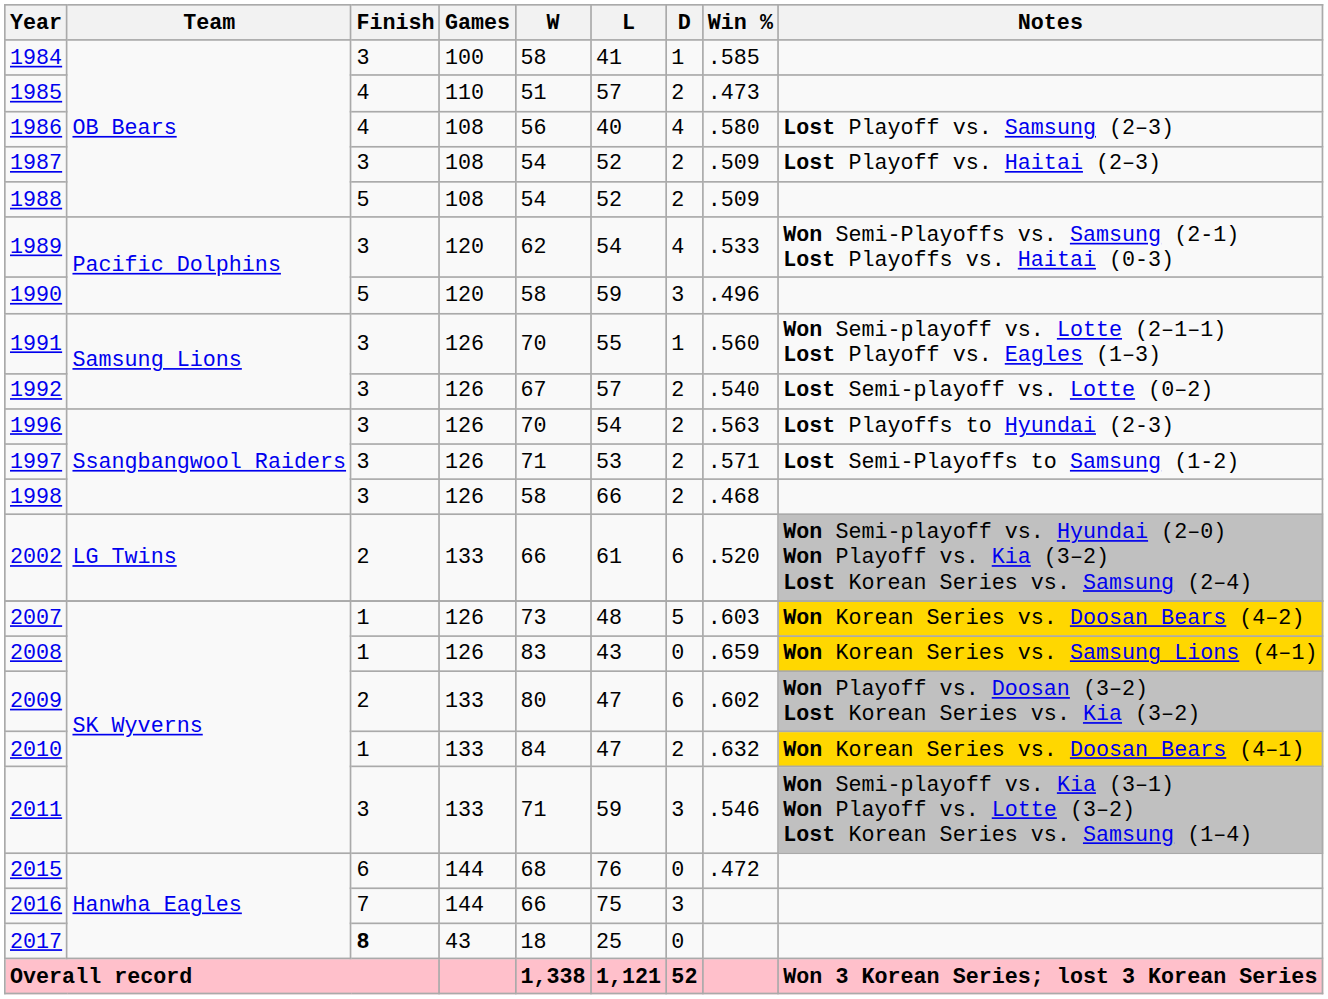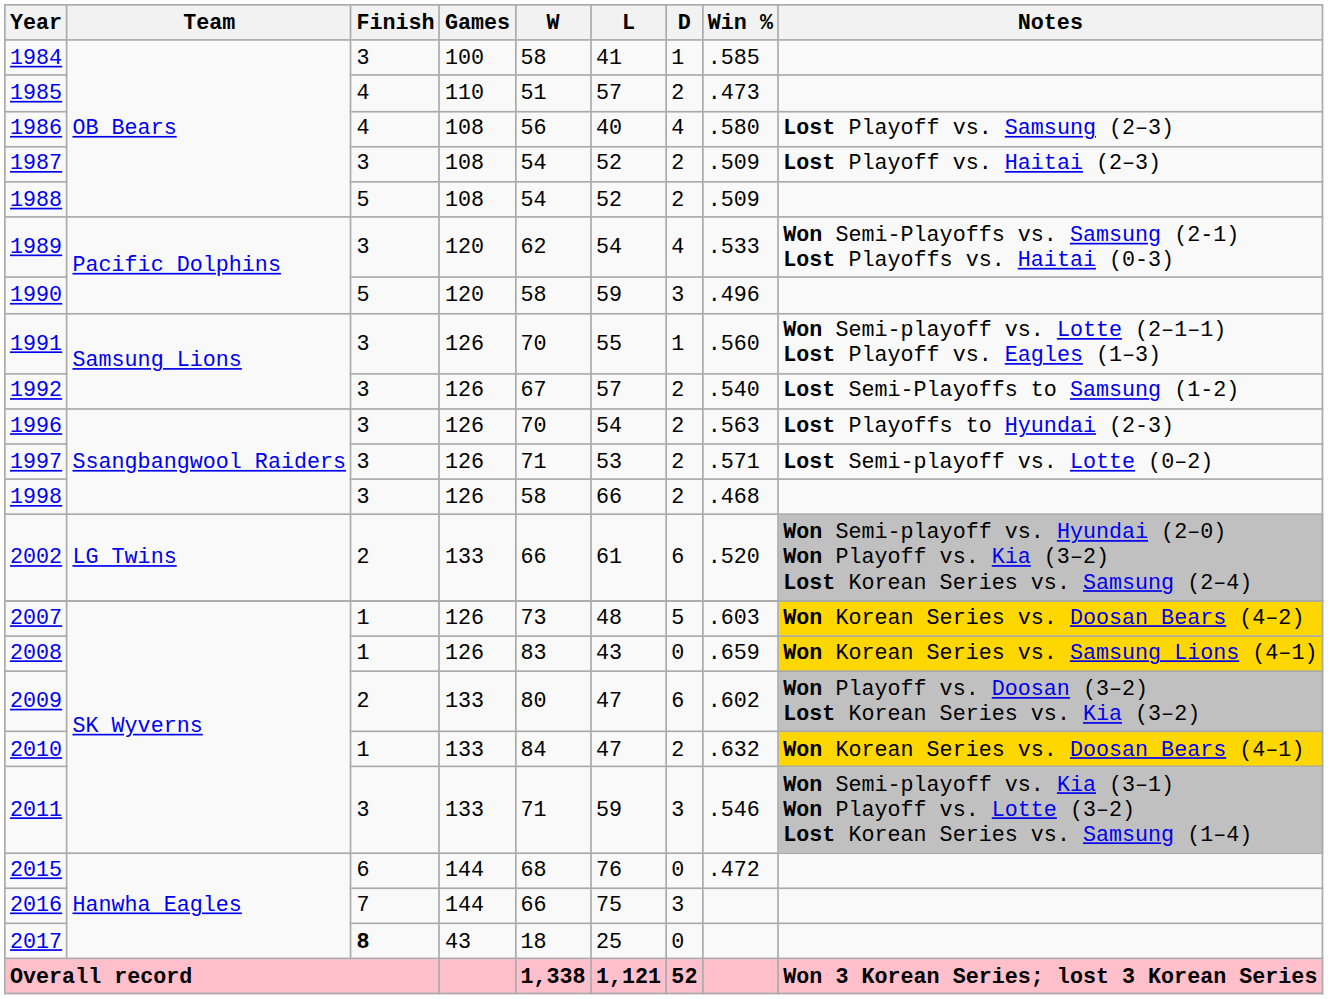(998, 391) Lost Semi-playoff vs. Lotte (0–2) -> (1011, 391) Lost Semi-Playoffs to Samsung (1-2)
(1011, 462) Lost Semi-Playoffs to Samsung (1-2) -> (998, 462) Lost Semi-playoff vs. Lotte (0–2)
